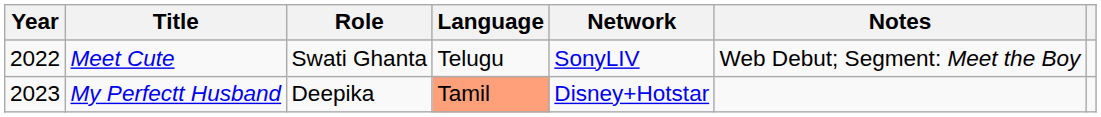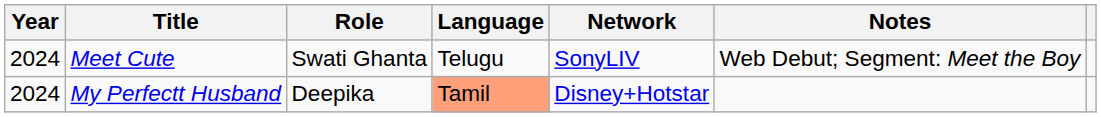(35, 58) 2022 -> (35, 58) 2024
(35, 93) 2023 -> (35, 93) 2024
